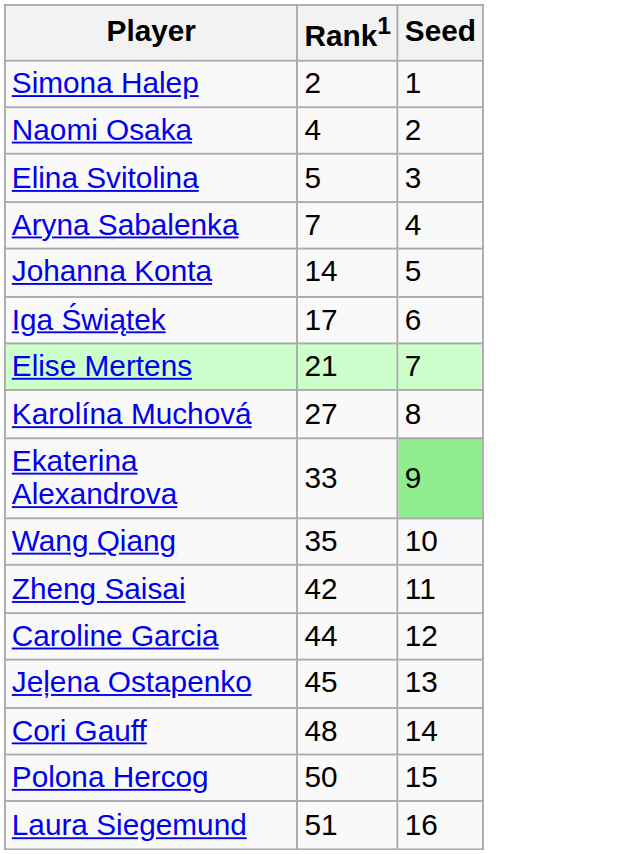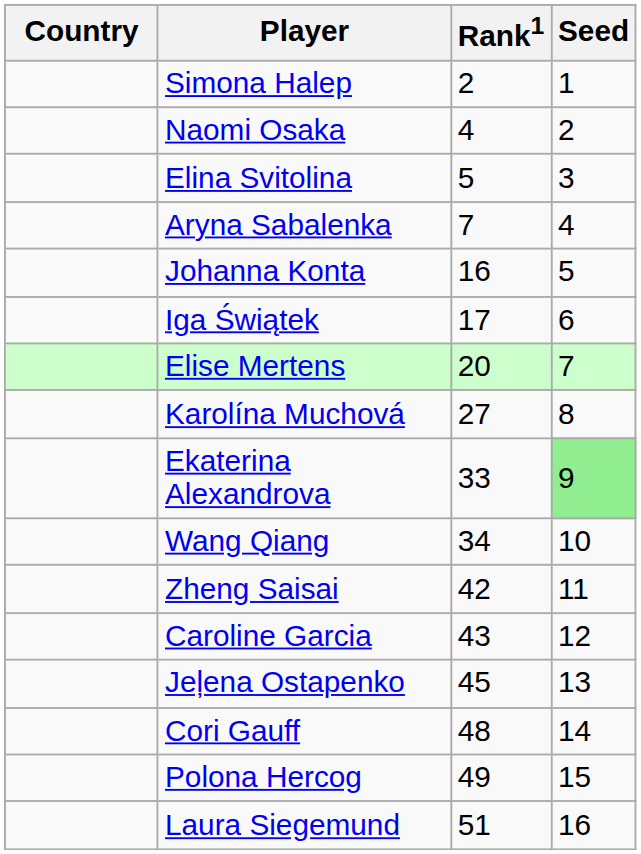+ column: (82, 32)
(321, 272) 14 -> (474, 272) 16
(321, 366) 21 -> (474, 366) 20
(321, 541) 35 -> (474, 541) 34
(321, 635) 44 -> (474, 635) 43
(321, 777) 50 -> (474, 777) 49
